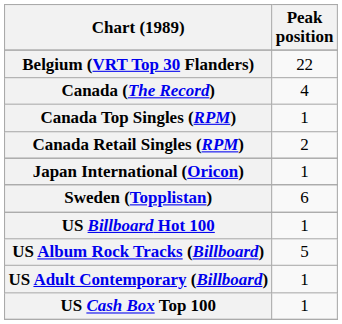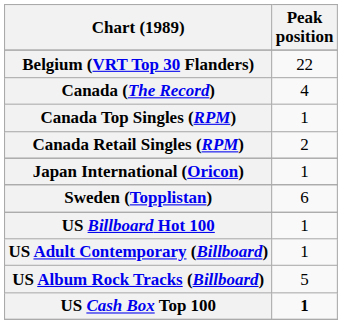rows swapped: (138, 279) <-> (138, 252)
(305, 306) normal -> (305, 306) bold
